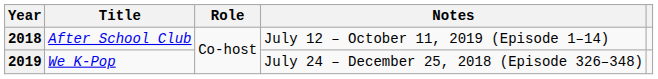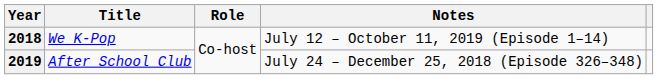(120, 39) After School Club -> (82, 39) We K-Pop
(82, 62) We K-Pop -> (120, 62) After School Club
